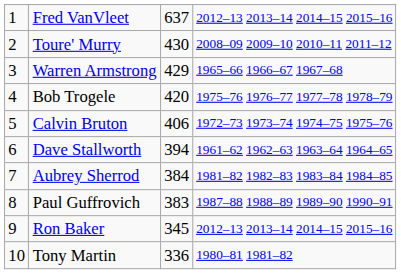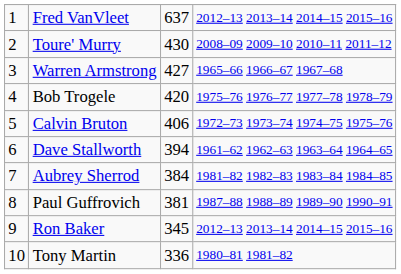(177, 70) 429 -> (177, 70) 427
(177, 202) 383 -> (177, 202) 381
